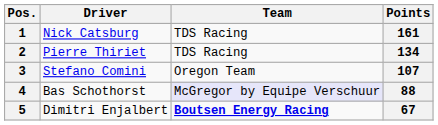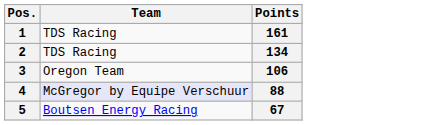- column: (106, 14)
(408, 72) 107 -> (277, 72) 106
(251, 111) bold -> (120, 111) normal
